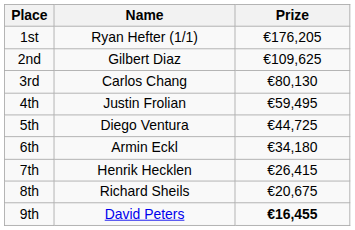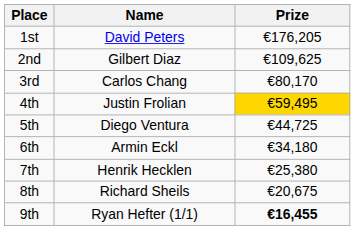(145, 37) Ryan Hefter (1/1) -> (145, 37) David Peters
(292, 81) €80,130 -> (292, 81) €80,170
(292, 103) no background -> (292, 103) gold background
(292, 170) €26,415 -> (292, 170) €25,380
(145, 214) David Peters -> (145, 214) Ryan Hefter (1/1)
